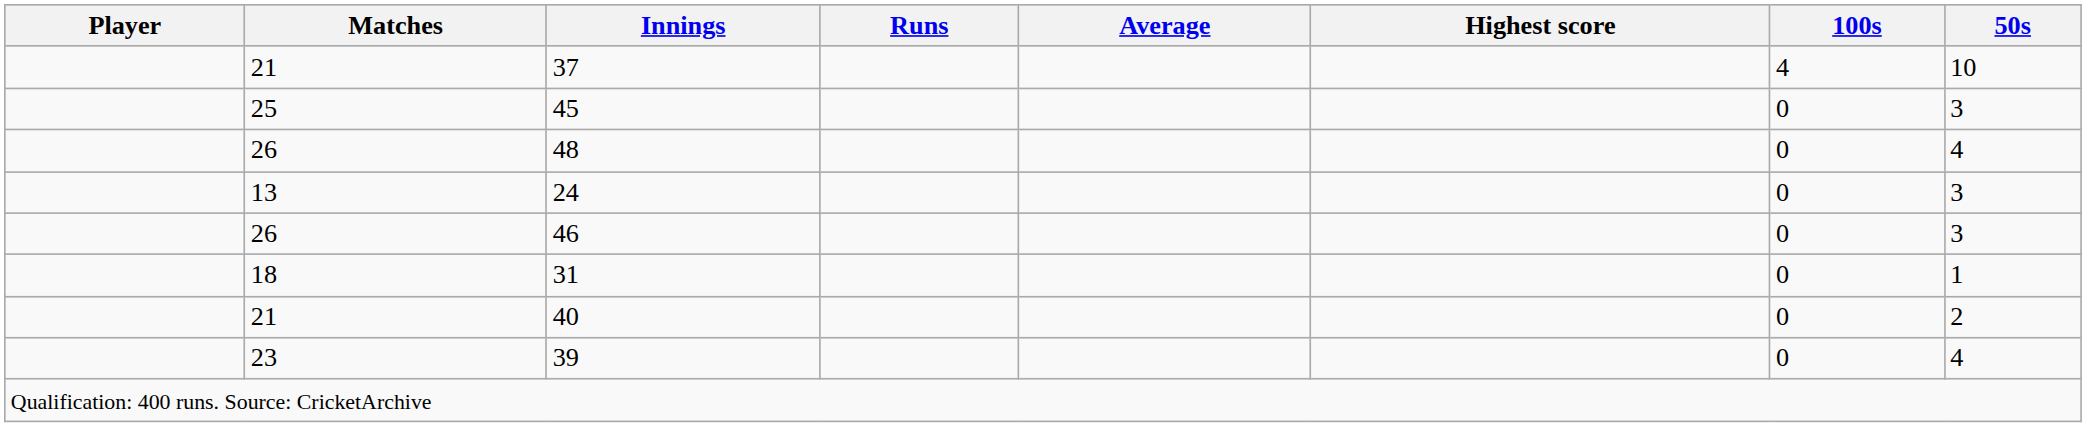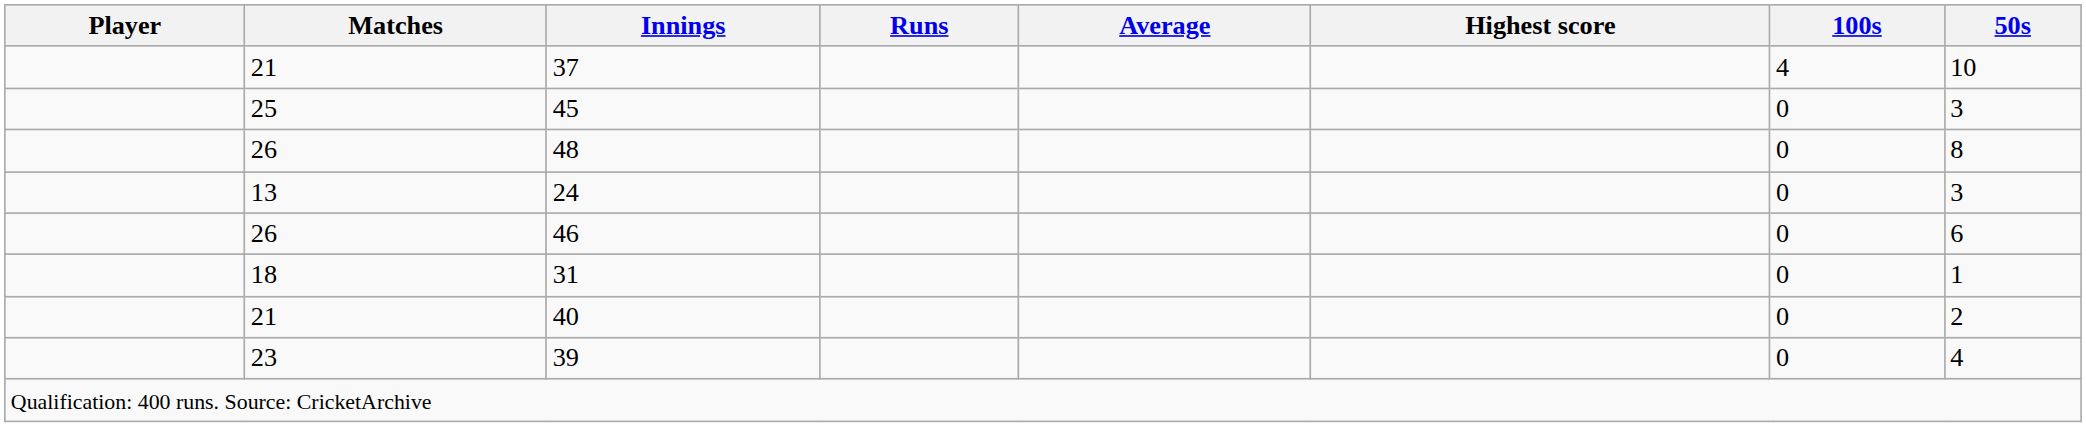(1957, 150) 4 -> (1957, 150) 8
(1957, 233) 3 -> (1957, 233) 6
